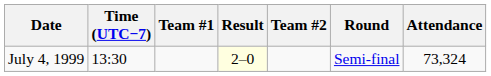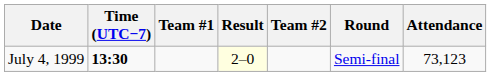(109, 58) normal -> (110, 58) bold
(445, 58) 73,324 -> (445, 58) 73,123
